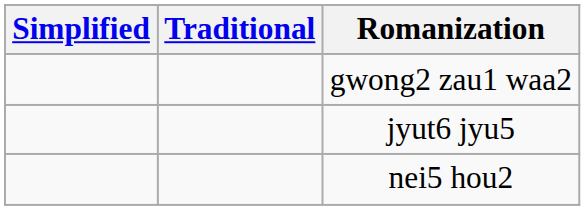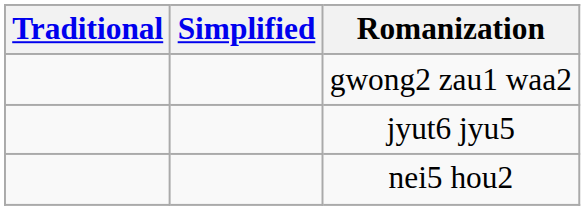columns swapped: (240, 29) <-> (81, 29)
